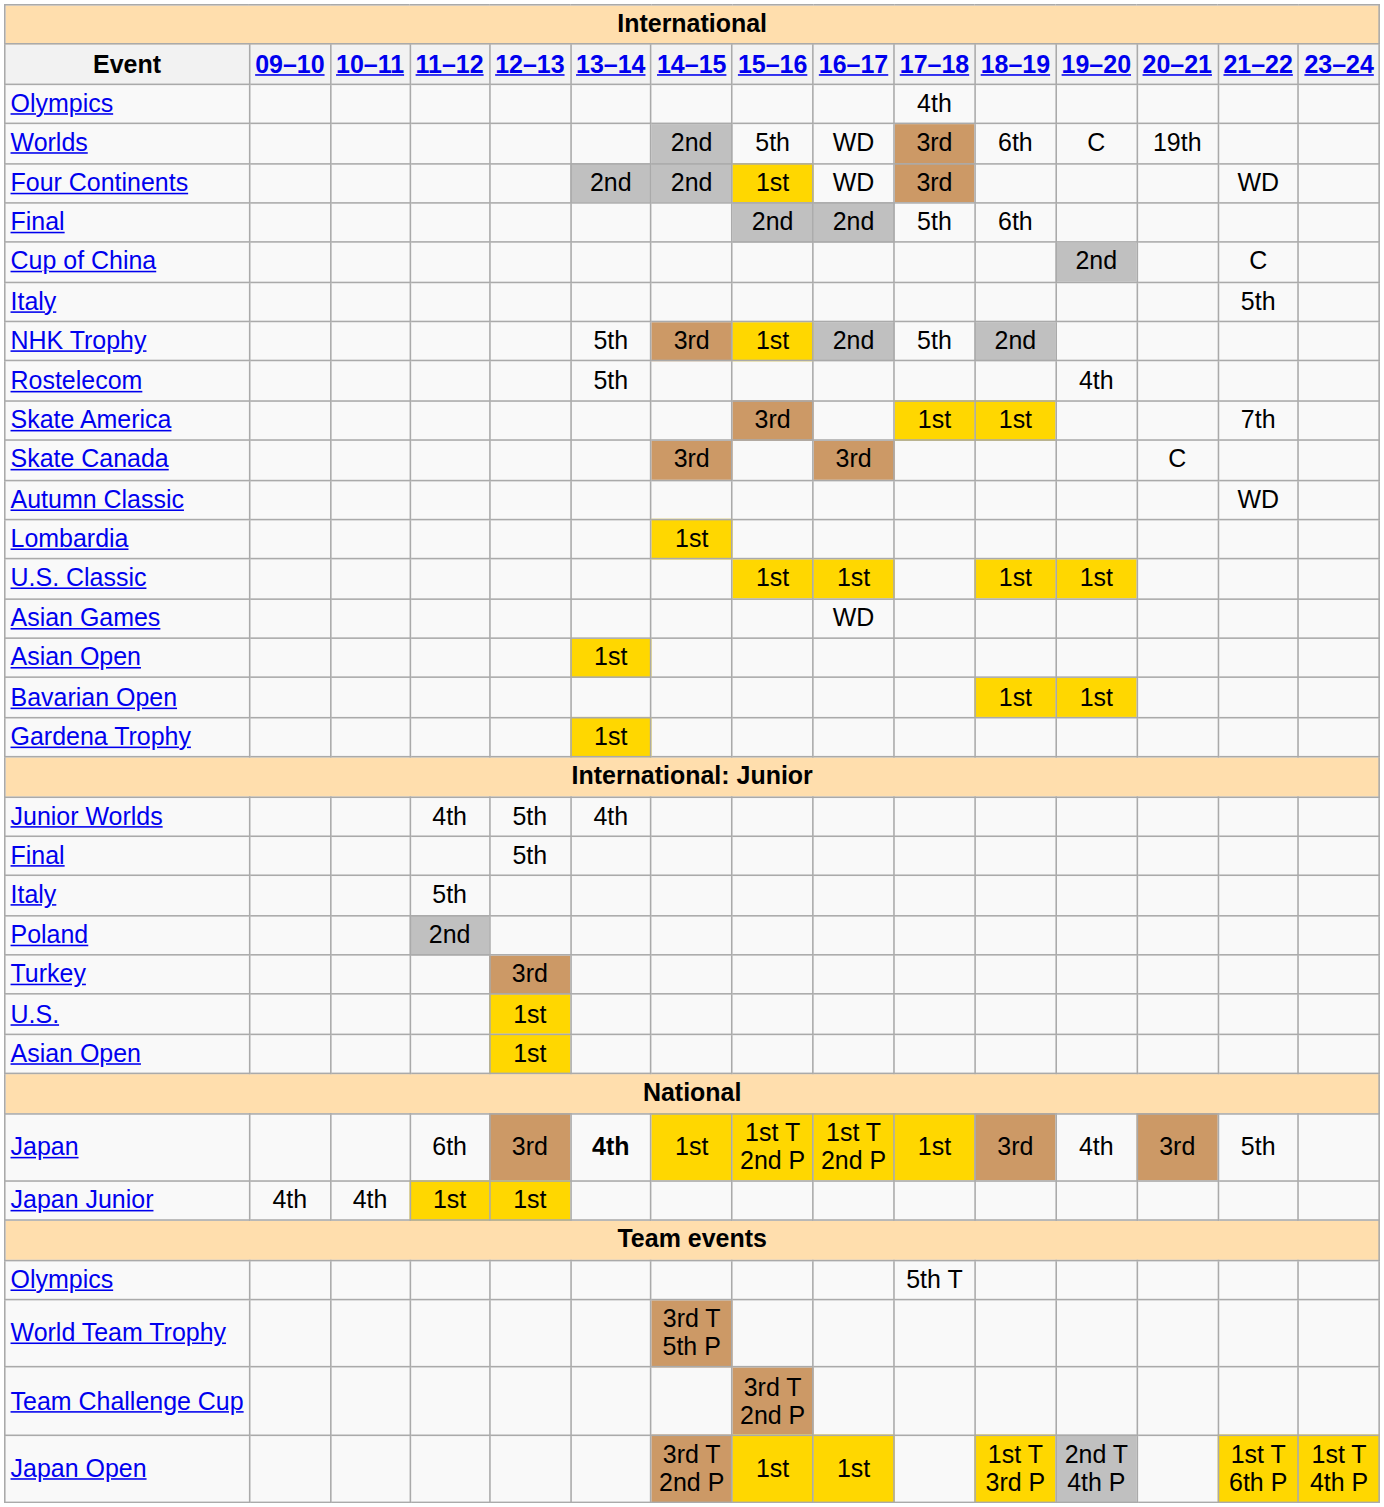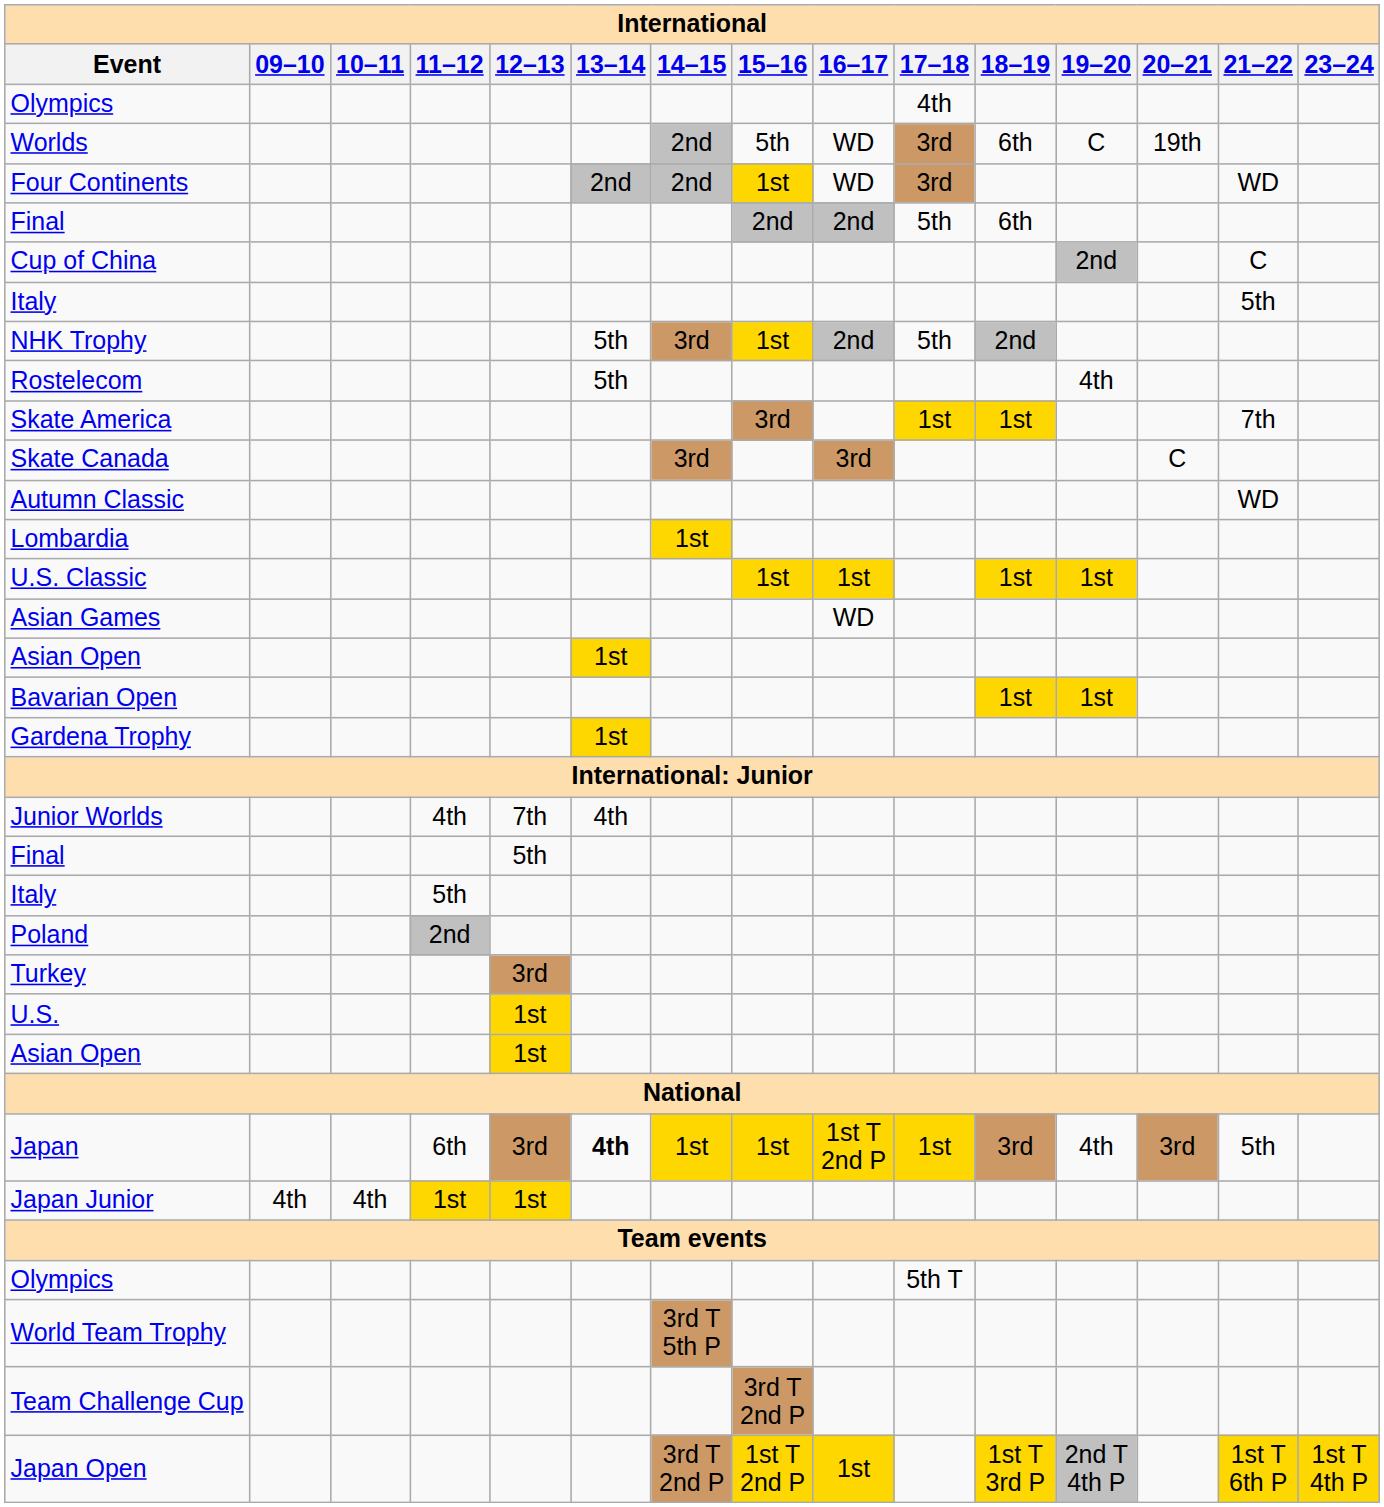(530, 815) 5th -> (530, 815) 7th
(773, 1146) 1st T 2nd P -> (773, 1146) 1st
(773, 1468) 1st -> (773, 1468) 1st T 2nd P
